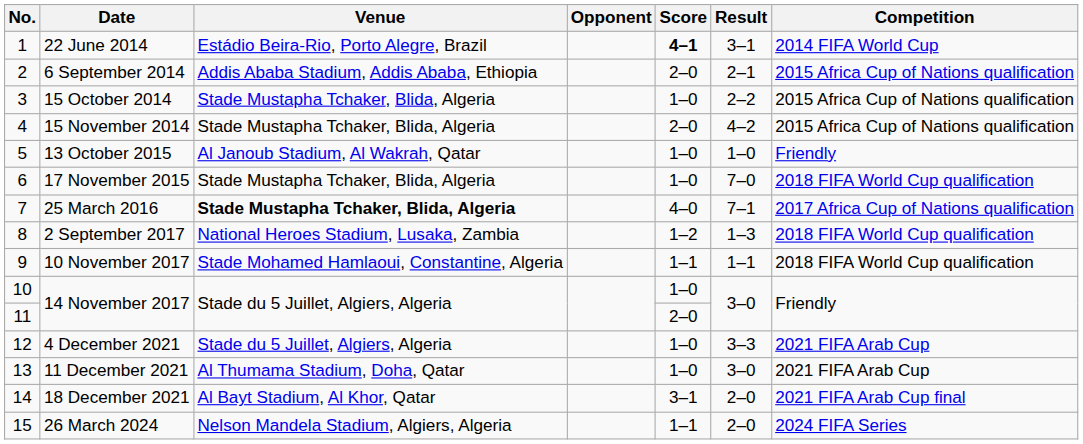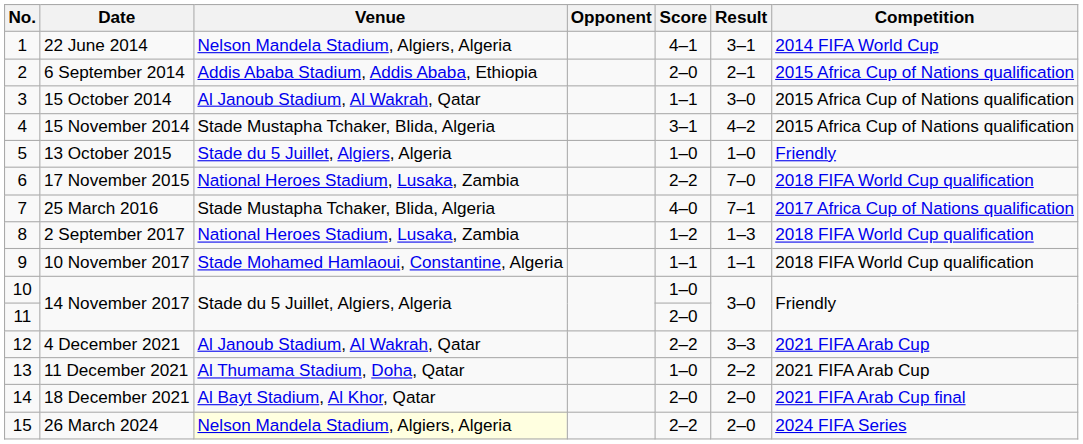(342, 45) Estádio Beira-Rio, Porto Alegre, Brazil -> (354, 45) Nelson Mandela Stadium, Algiers, Algeria
(683, 45) bold -> (683, 45) normal
(346, 99) Stade Mustapha Tchaker, Blida, Algeria -> (339, 99) Al Janoub Stadium, Al Wakrah, Qatar
(683, 99) 1–0 -> (683, 99) 1–1
(741, 99) 2–2 -> (741, 99) 3–0
(683, 126) 2–0 -> (683, 126) 3–1
(339, 153) Al Janoub Stadium, Al Wakrah, Qatar -> (325, 153) Stade du 5 Juillet, Algiers, Algeria
(346, 180) Stade Mustapha Tchaker, Blida, Algeria -> (358, 180) National Heroes Stadium, Lusaka, Zambia
(683, 180) 1–0 -> (683, 180) 2–2
(356, 208) bold -> (346, 208) normal
(325, 343) Stade du 5 Juillet, Algiers, Algeria -> (339, 343) Al Janoub Stadium, Al Wakrah, Qatar
(683, 343) 1–0 -> (683, 343) 2–2
(741, 371) 3–0 -> (741, 371) 2–2
(683, 398) 3–1 -> (683, 398) 2–0
(354, 425) no background -> (354, 425) lightyellow background
(683, 425) 1–1 -> (683, 425) 2–2
